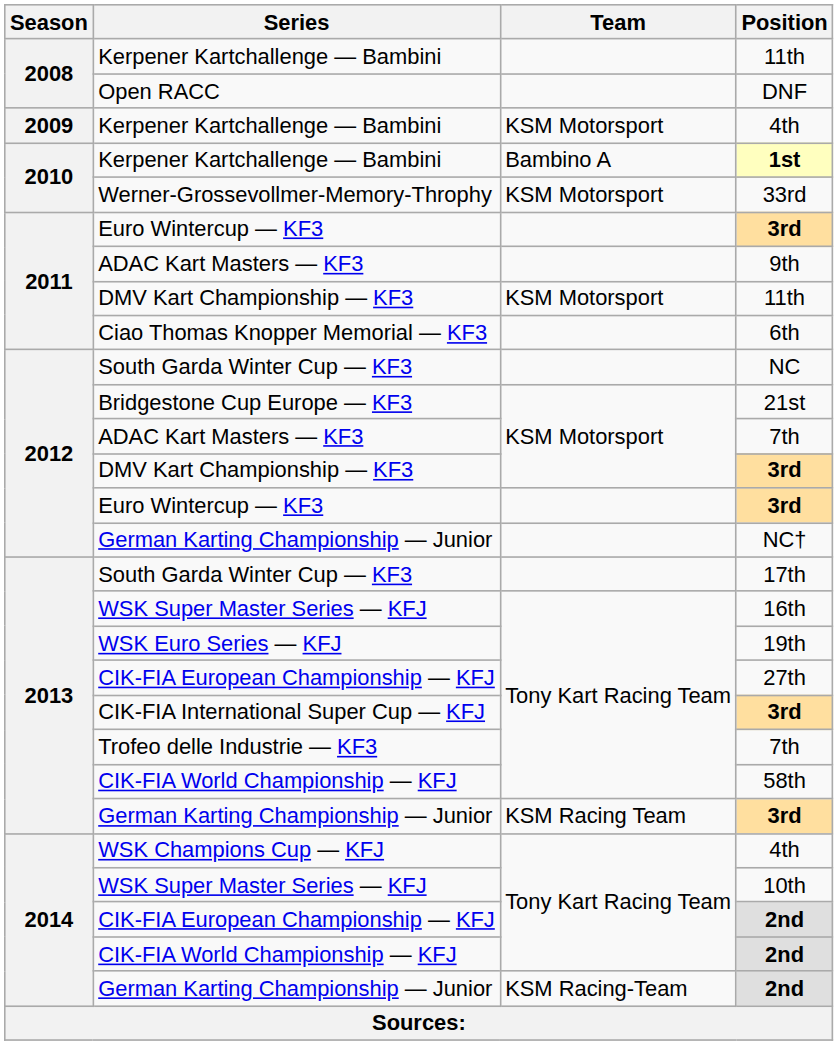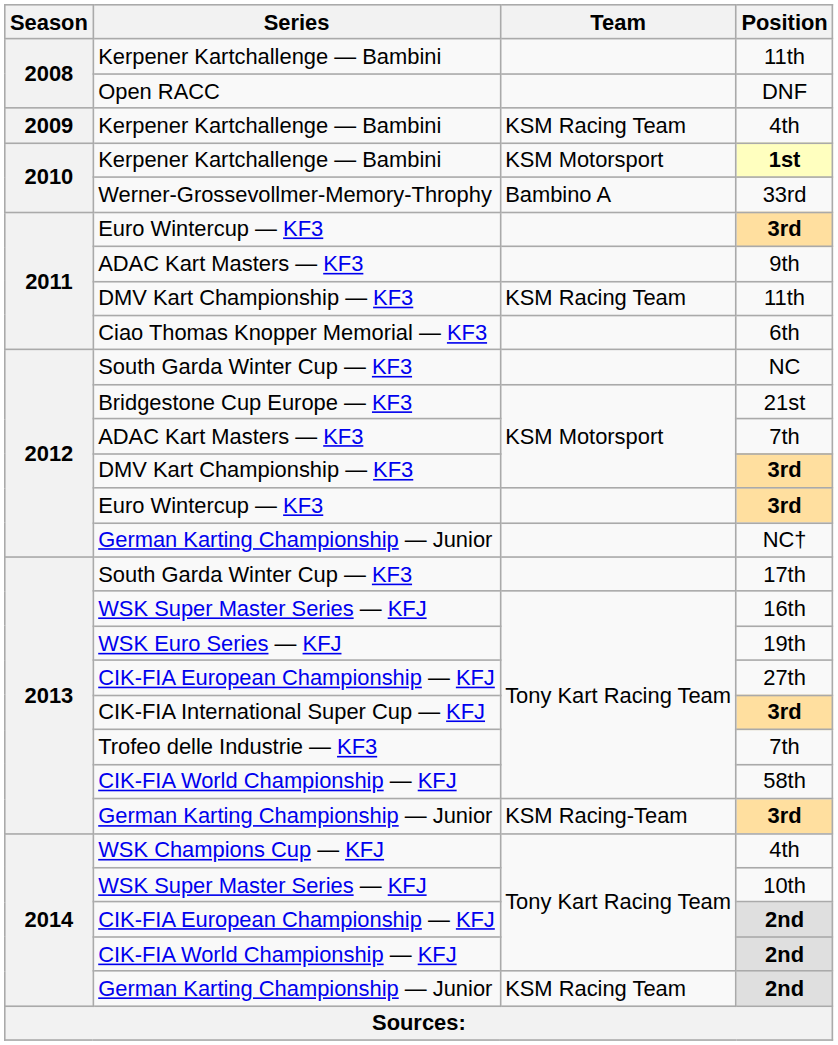(584, 125) KSM Motorsport -> (596, 125) KSM Racing Team
(558, 160) Bambino A -> (584, 160) KSM Motorsport
(584, 194) KSM Motorsport -> (558, 194) Bambino A
(584, 298) KSM Motorsport -> (596, 298) KSM Racing Team
(596, 815) KSM Racing Team -> (596, 815) KSM Racing-Team
(596, 988) KSM Racing-Team -> (596, 988) KSM Racing Team
